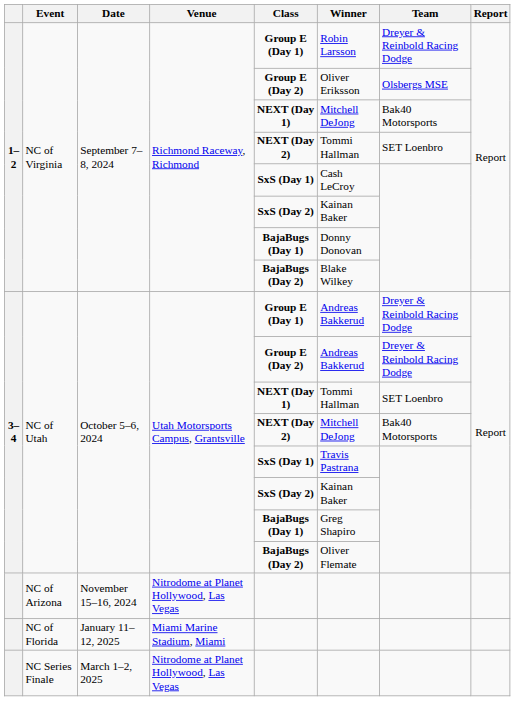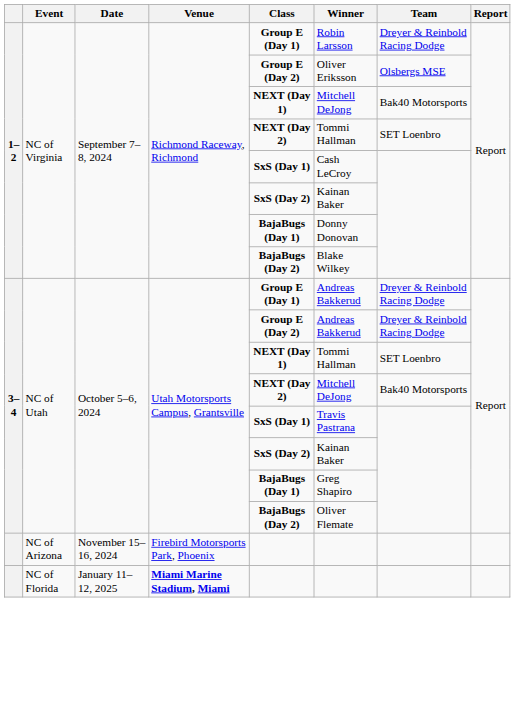(197, 595) Nitrodome at Planet Hollywood, Las Vegas -> (198, 549) Firebird Motorsports Park, Phoenix
(189, 634) normal -> (190, 581) bold
- row: (49, 672)
